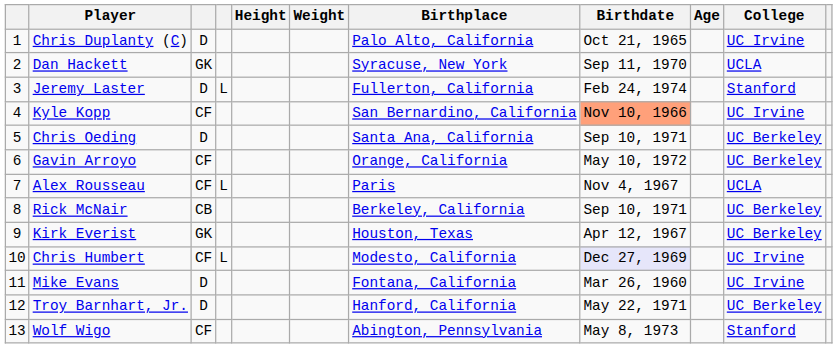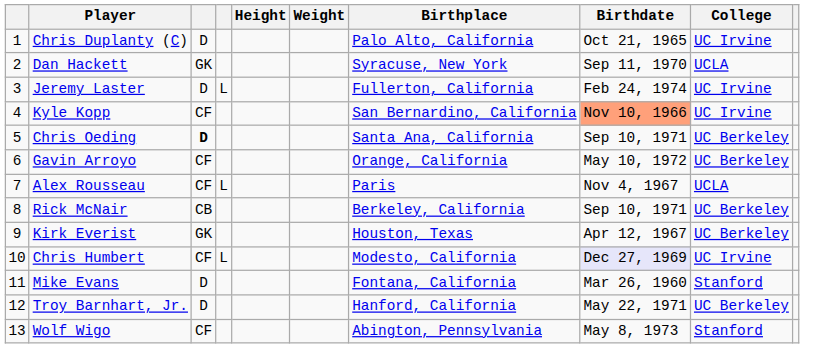- column: (707, 16)
(761, 89) Stanford -> (733, 89) UC Irvine
(204, 137) normal -> (204, 137) bold
(766, 282) UC Irvine -> (728, 282) Stanford
